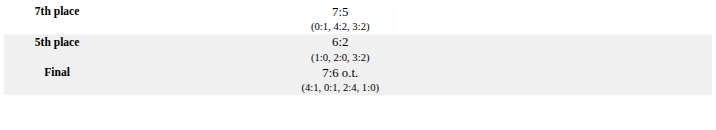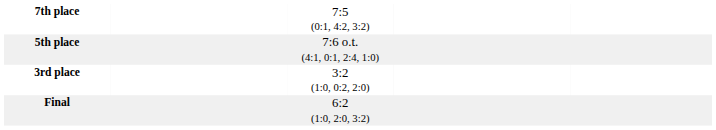(340, 49) 6:2 (1:0, 2:0, 3:2) -> (340, 49) 7:6 o.t. (4:1, 0:1, 2:4, 1:0)
+ row: (57, 72)
(340, 80) 7:6 o.t. (4:1, 0:1, 2:4, 1:0) -> (340, 110) 6:2 (1:0, 2:0, 3:2)
